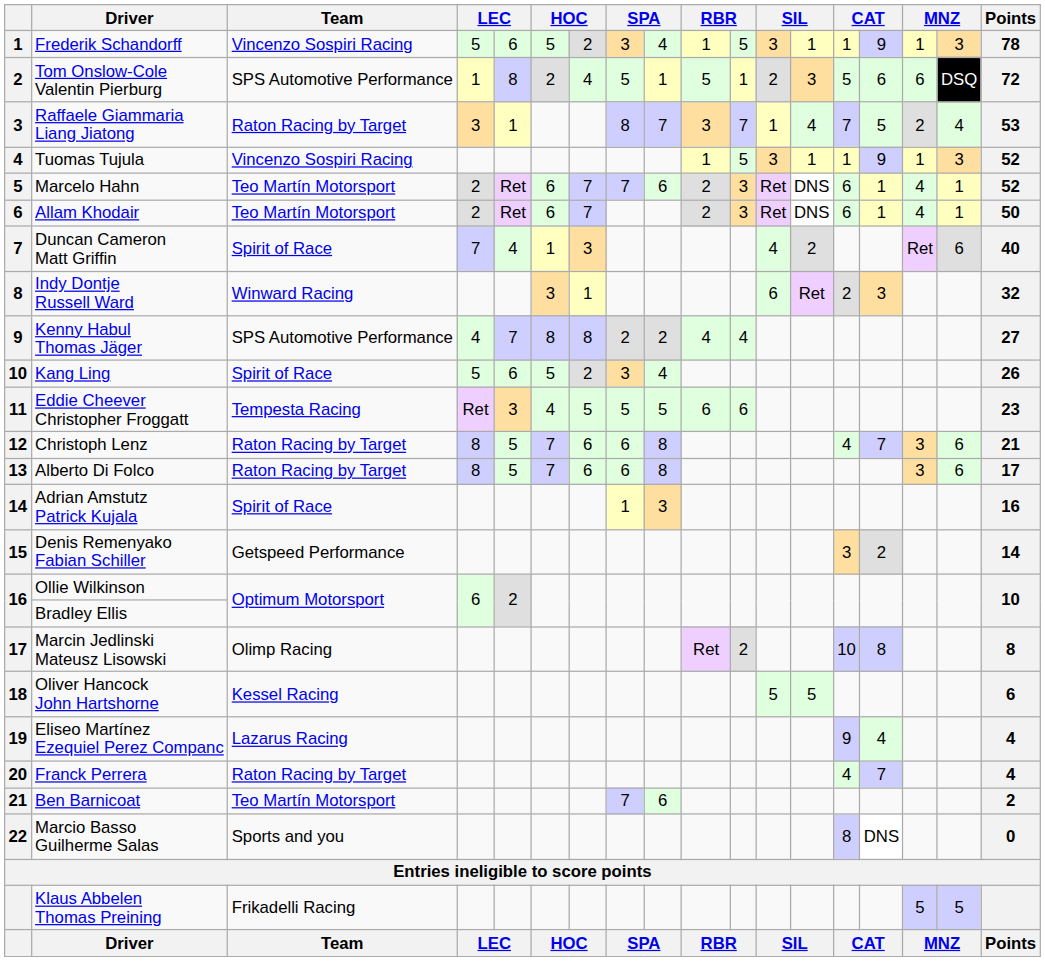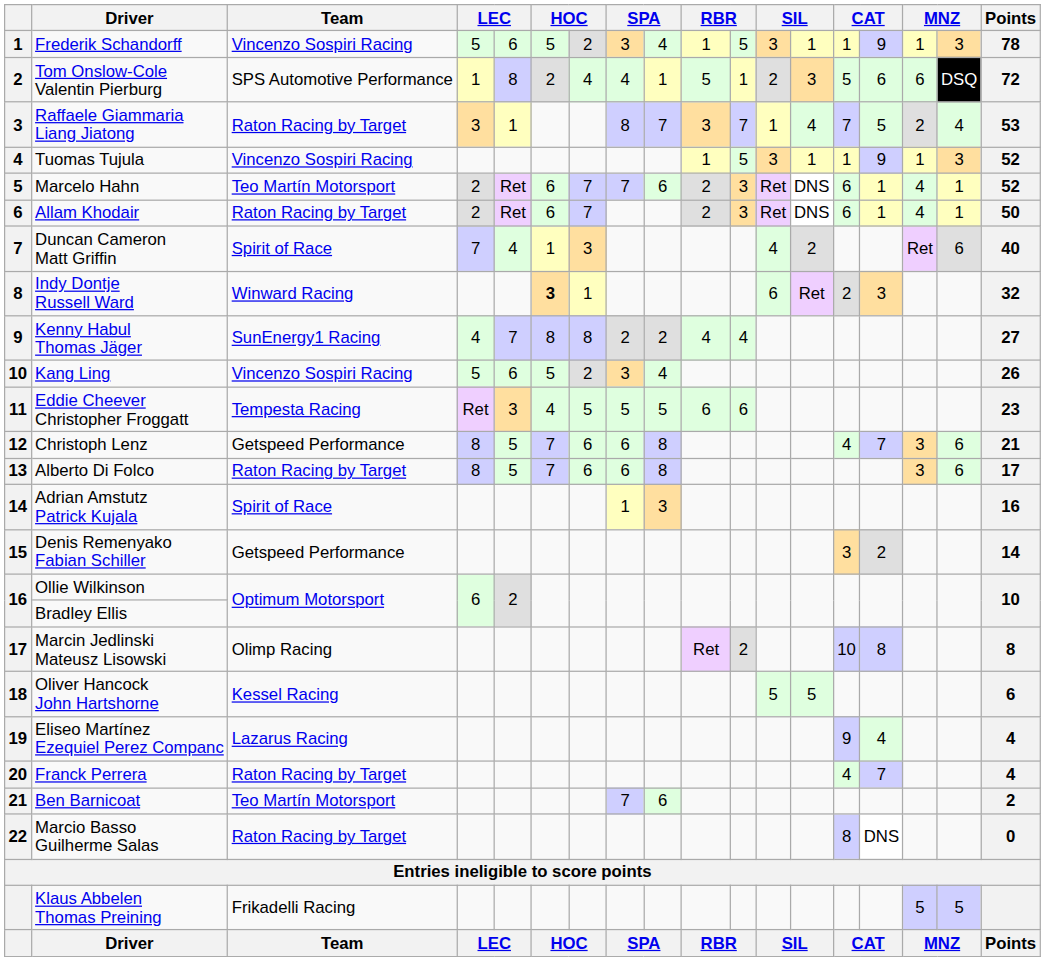(625, 79) 5 -> (625, 79) 4
(313, 213) Teo Martín Motorsport -> (319, 213) Raton Racing by Target
(550, 293) normal -> (550, 293) bold
(342, 338) SPS Automotive Performance -> (306, 338) SunEnergy1 Racing
(282, 373) Spirit of Race -> (322, 373) Vincenzo Sospiri Racing
(319, 445) Raton Racing by Target -> (318, 445) Getspeed Performance
(288, 836) Sports and you -> (319, 836) Raton Racing by Target
